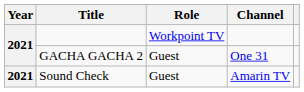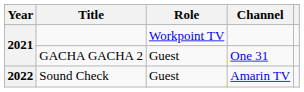(20, 76) 2021 -> (20, 76) 2022
